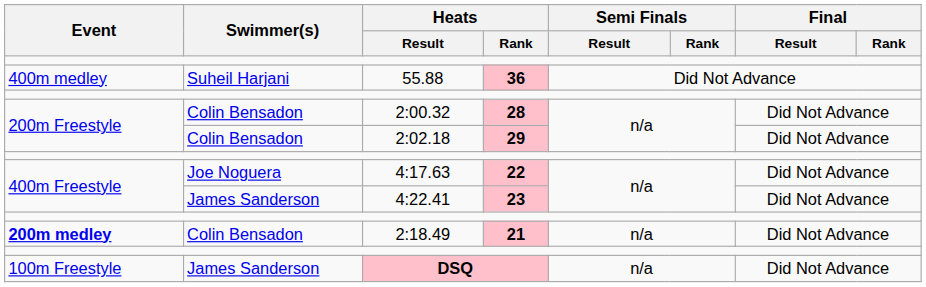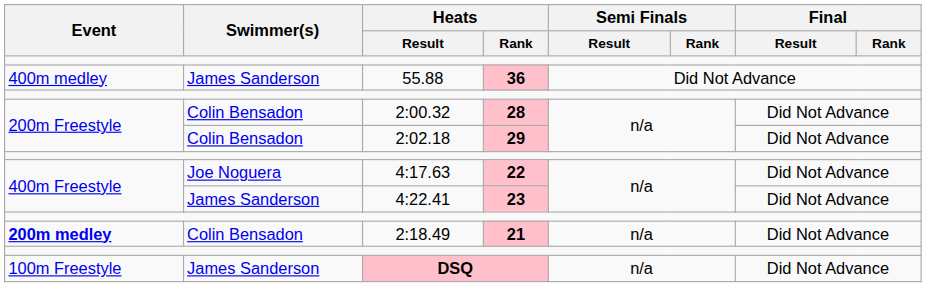(238, 78) Suheil Harjani -> (253, 78) James Sanderson
